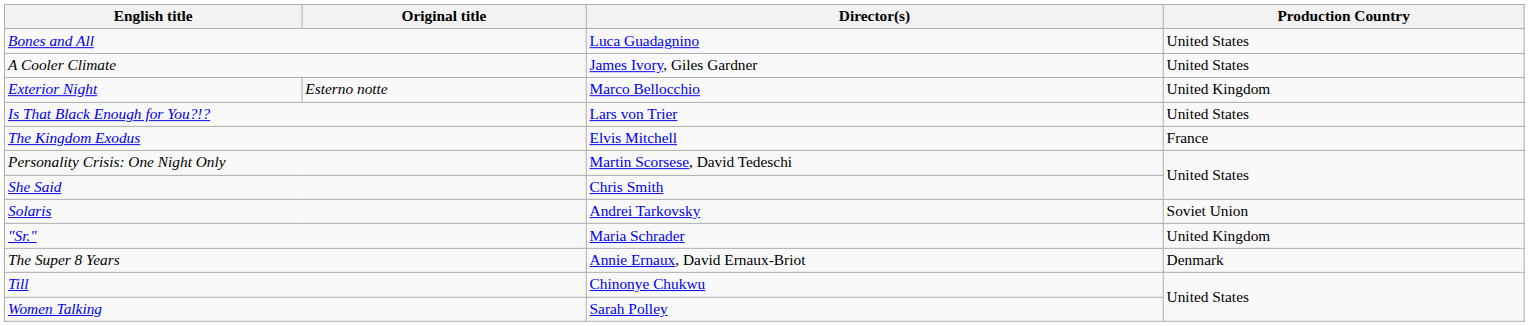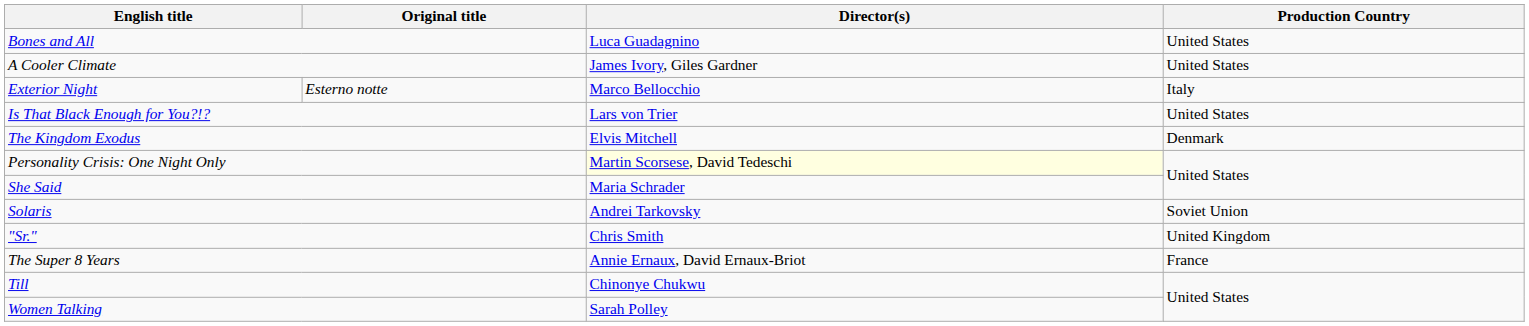(1218, 89) United Kingdom -> (1181, 89) Italy
(1187, 138) France -> (1195, 138) Denmark
(691, 162) no background -> (691, 162) lightyellow background
(626, 187) Chris Smith -> (637, 187) Maria Schrader
(637, 235) Maria Schrader -> (626, 235) Chris Smith
(1195, 260) Denmark -> (1187, 260) France
